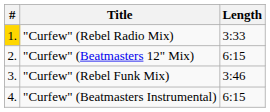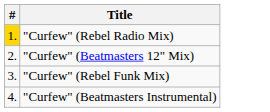- column: (242, 14)
